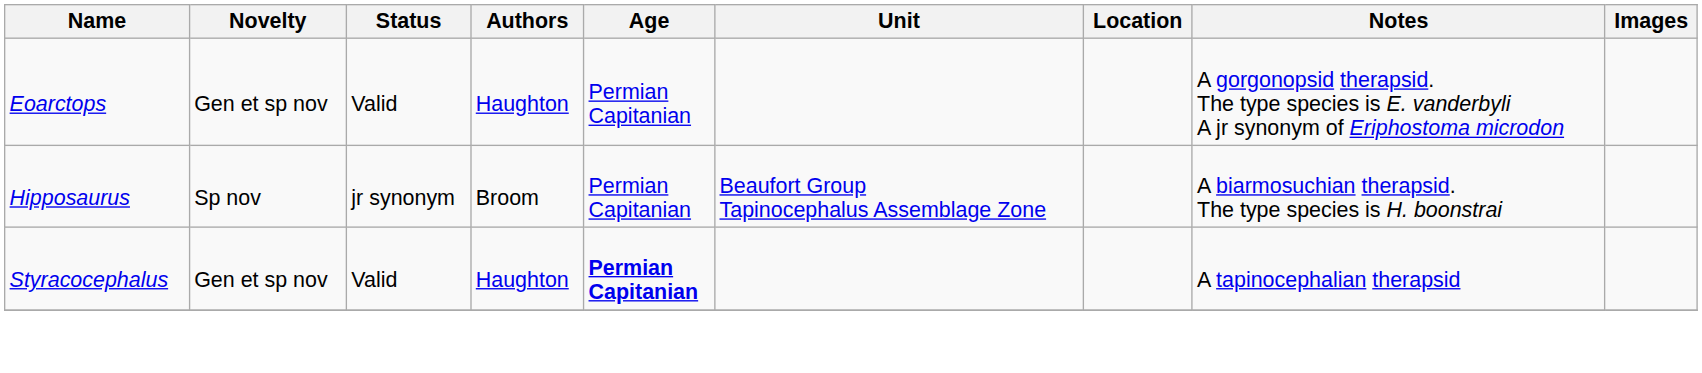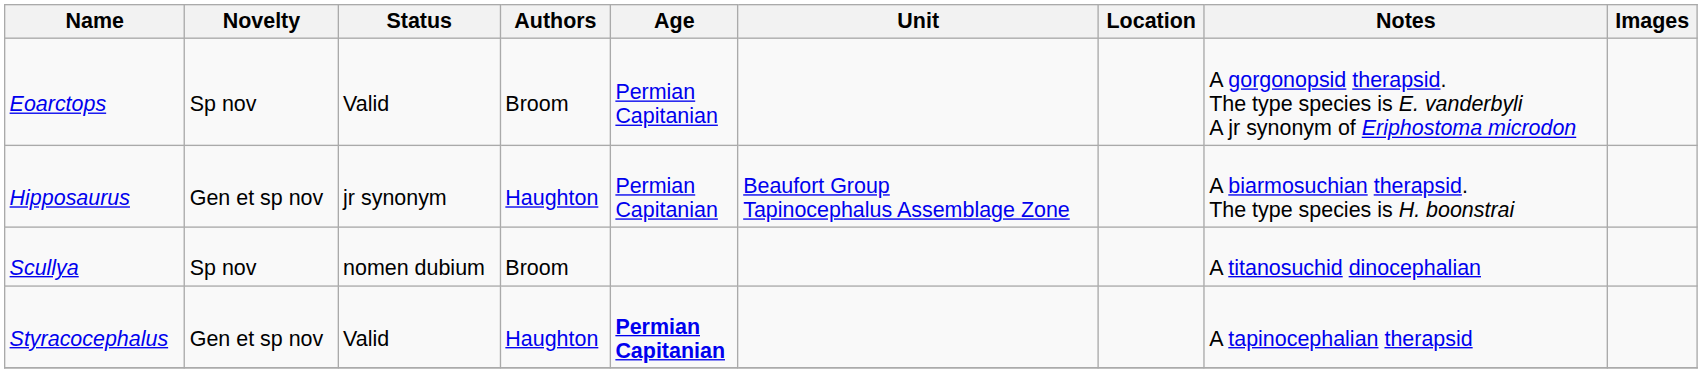(261, 103) Gen et sp nov -> (223, 103) Sp nov
(522, 103) Haughton -> (537, 103) Broom
(228, 198) Sp nov -> (256, 198) Gen et sp nov
(507, 198) Broom -> (552, 198) Haughton
+ row: (44, 268)
